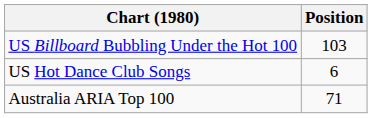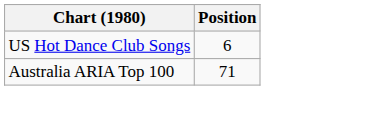- row: (153, 44)
